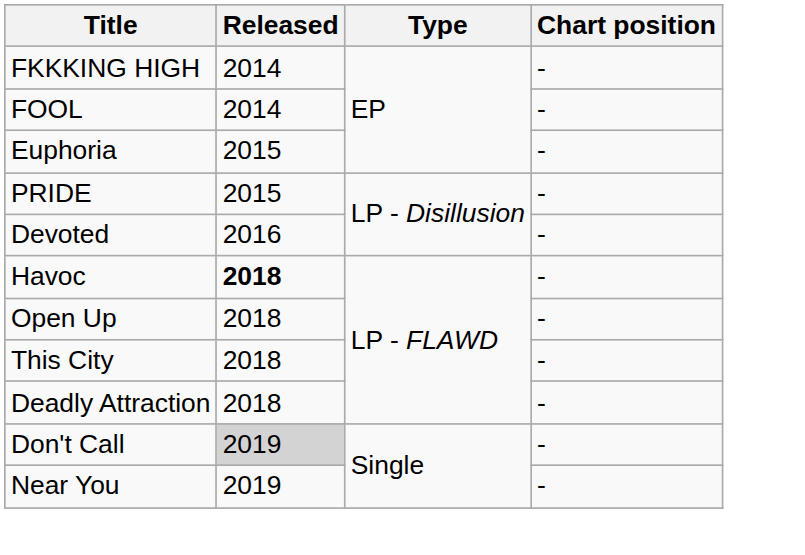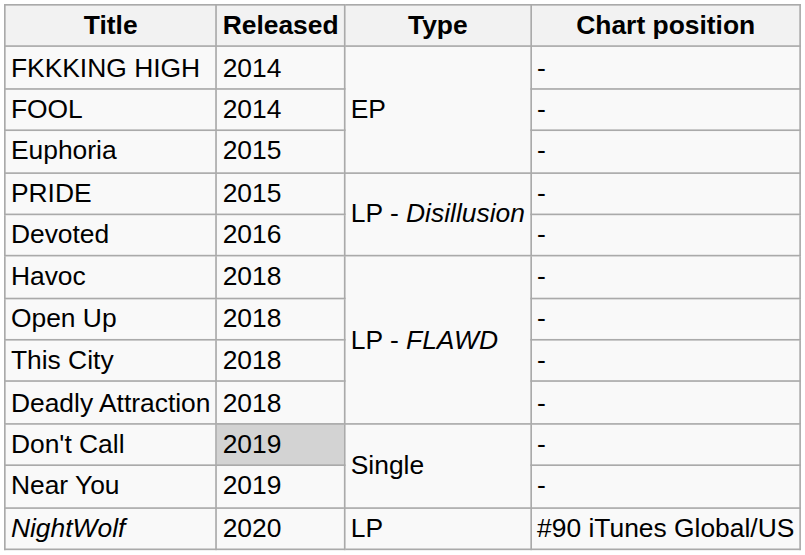(252, 276) bold -> (252, 276) normal
+ row: (68, 527)
